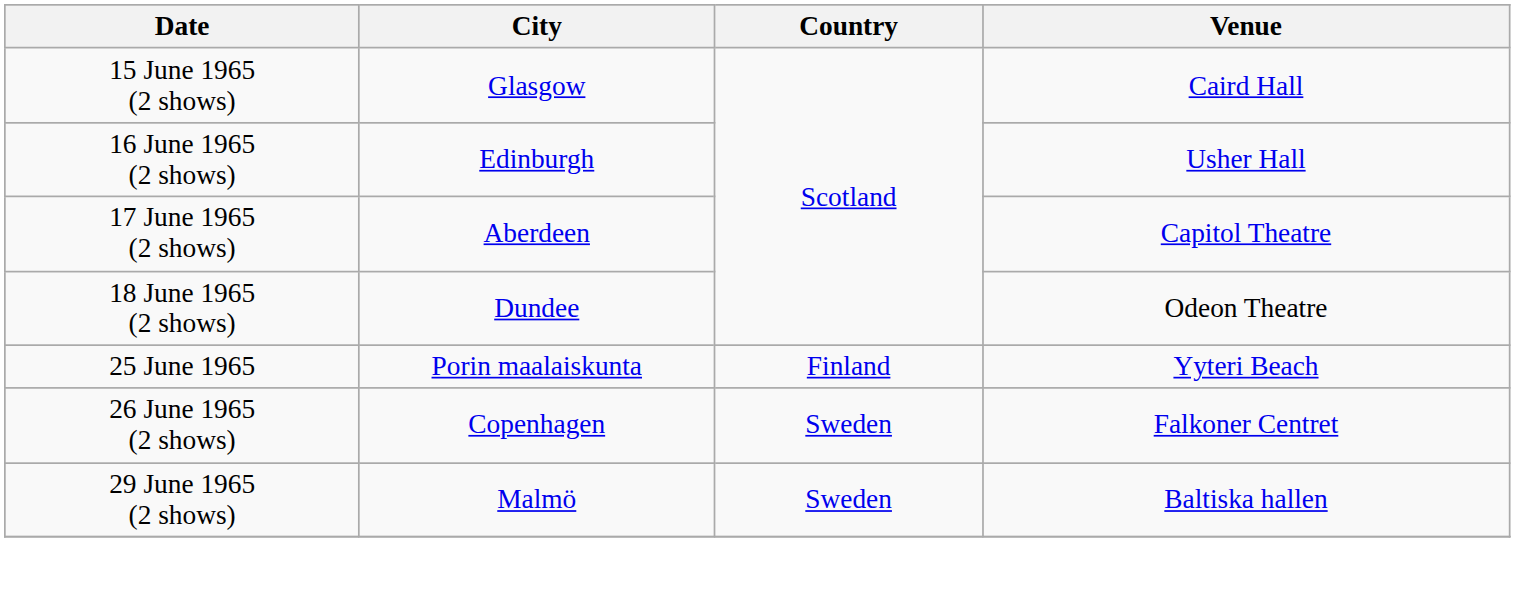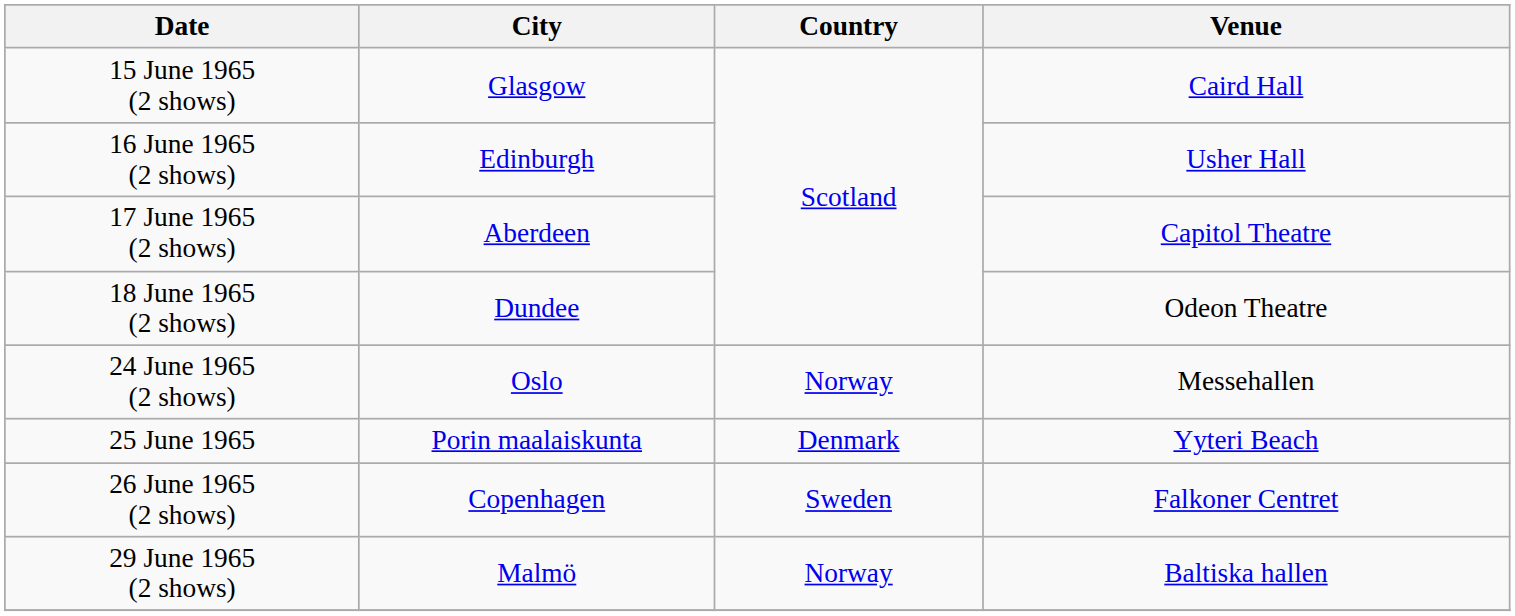+ row: (182, 381)
(849, 366) Finland -> (849, 440) Denmark
(849, 499) Sweden -> (849, 573) Norway
